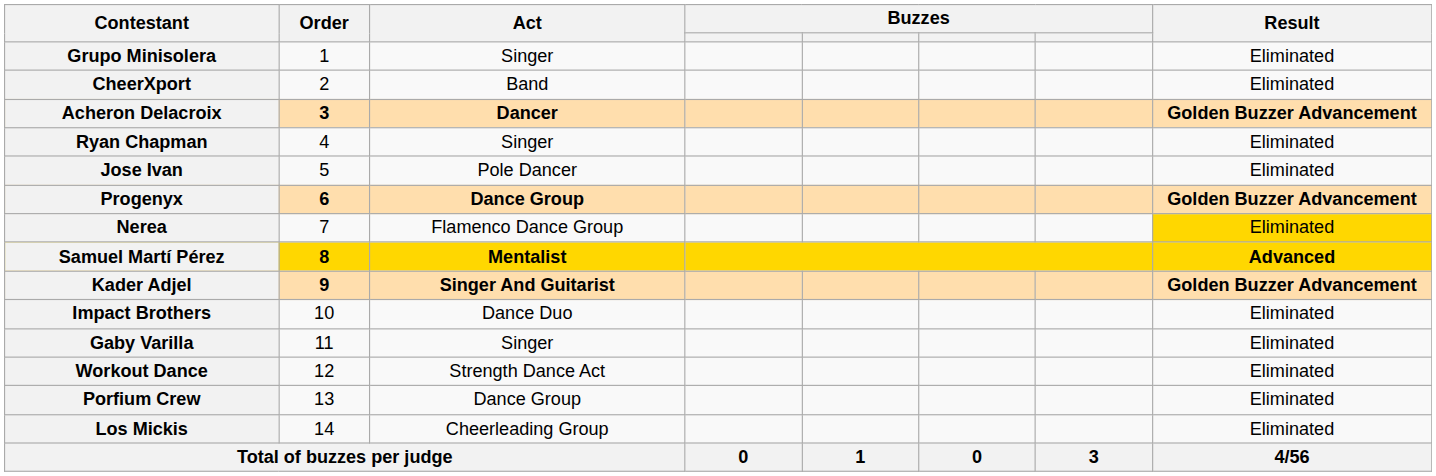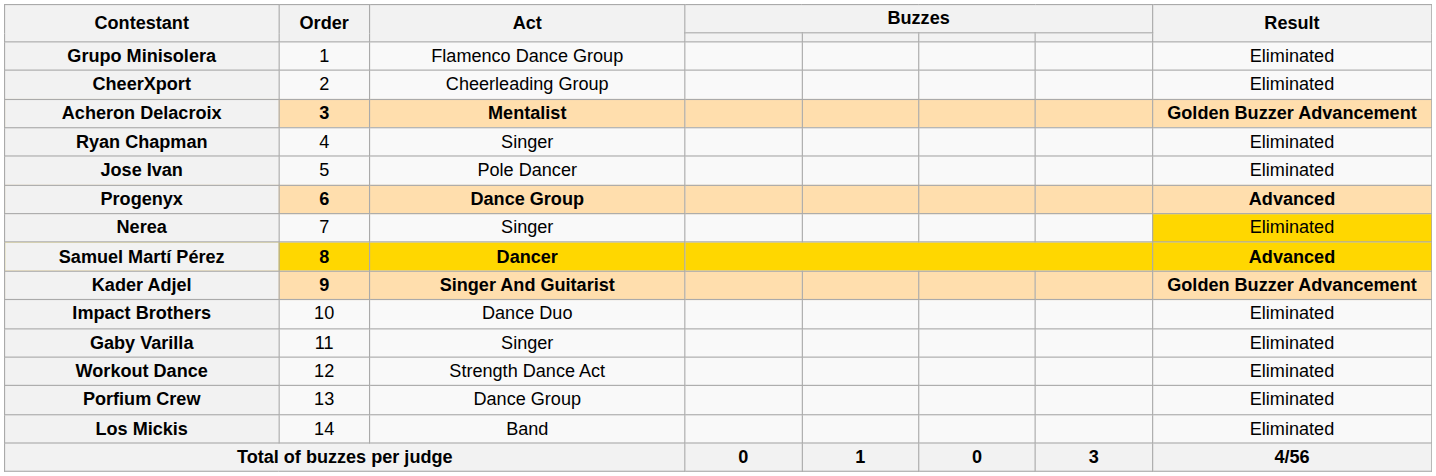(527, 55) Singer -> (527, 55) Flamenco Dance Group
(527, 84) Band -> (527, 84) Cheerleading Group
(527, 113) Dancer -> (527, 113) Mentalist
(1292, 199) Golden Buzzer Advancement -> (1292, 199) Advanced
(527, 227) Flamenco Dance Group -> (527, 227) Singer
(527, 256) Mentalist -> (527, 256) Dancer
(527, 428) Cheerleading Group -> (527, 428) Band
